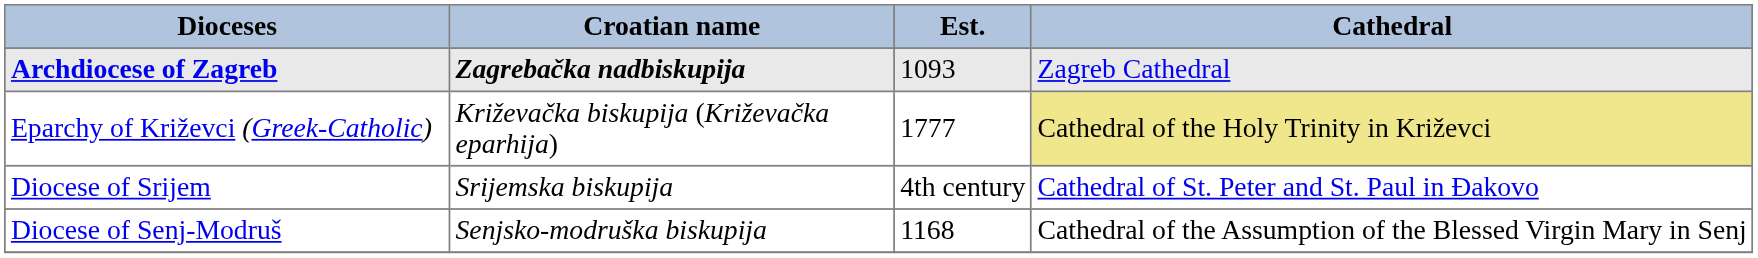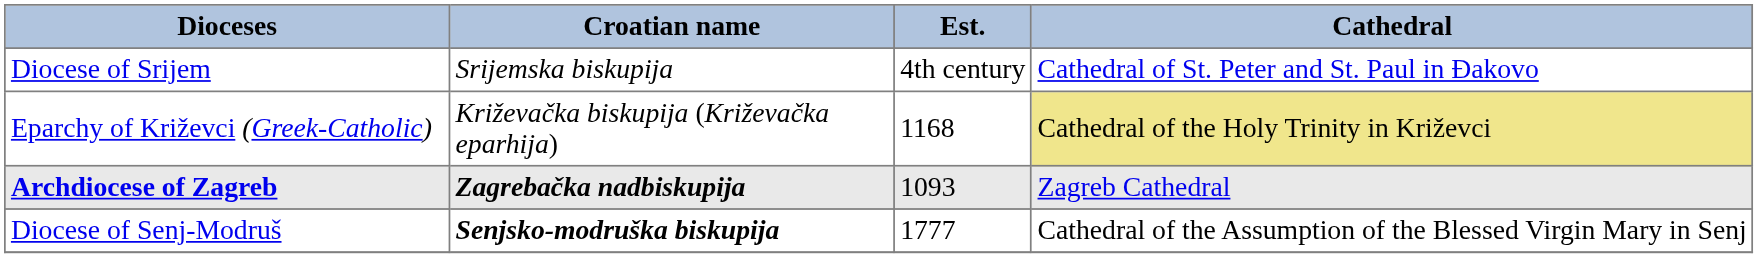rows swapped: (144, 69) <-> (111, 187)
(928, 128) 1777 -> (927, 128) 1168
(611, 230) normal -> (617, 230) bold
(927, 230) 1168 -> (928, 230) 1777
